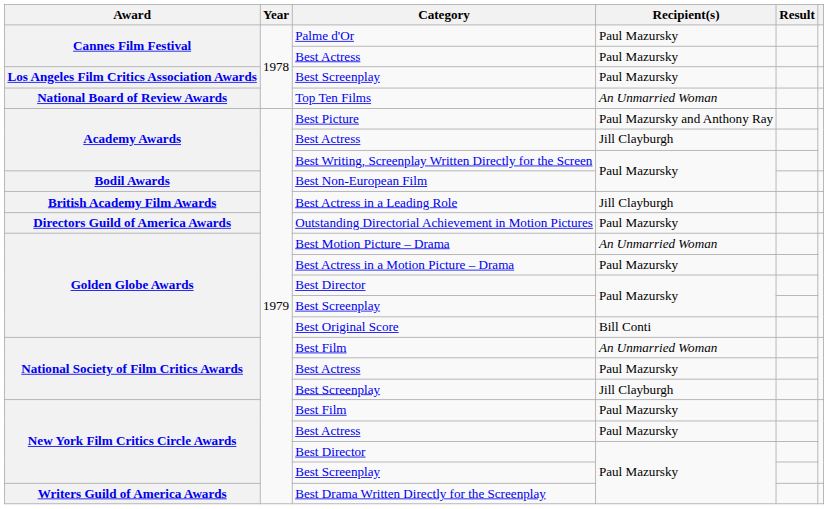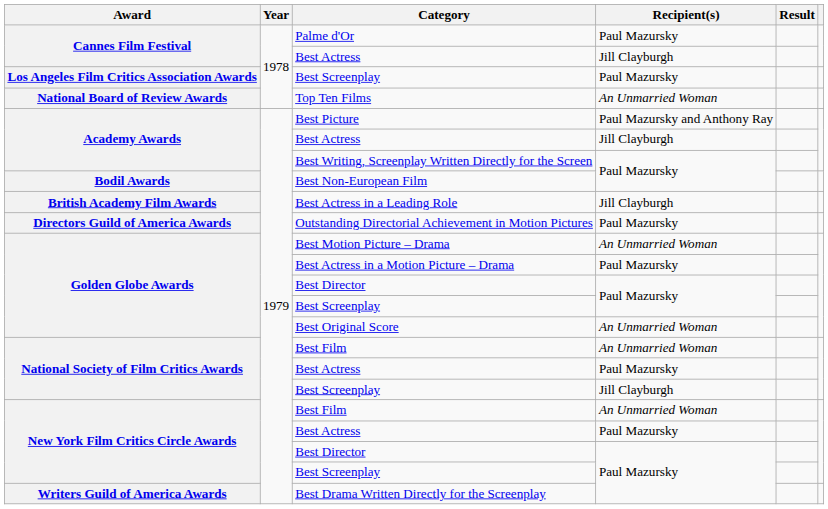(638, 56) Paul Mazursky -> (636, 56) Jill Clayburgh
(625, 327) Bill Conti -> (658, 327) An Unmarried Woman
(638, 410) Paul Mazursky -> (658, 410) An Unmarried Woman
